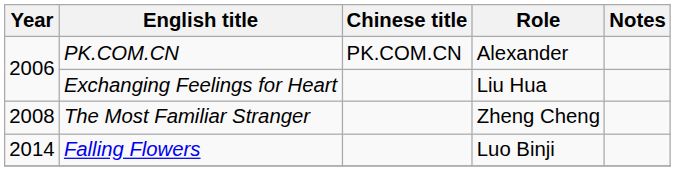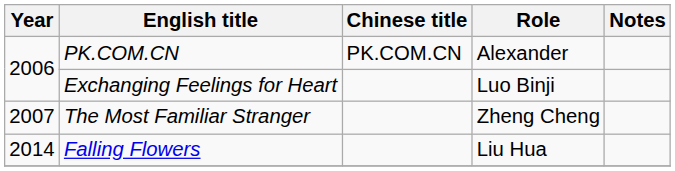(512, 85) Liu Hua -> (516, 85) Luo Binji
(32, 117) 2008 -> (32, 117) 2007
(516, 149) Luo Binji -> (512, 149) Liu Hua
